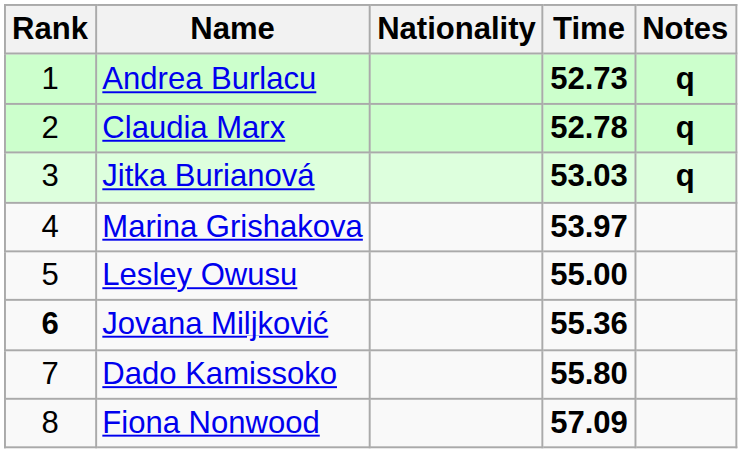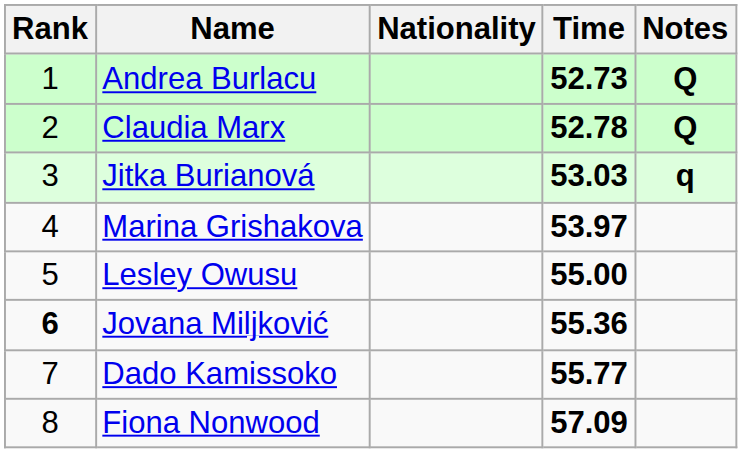(685, 78) q -> (685, 78) Q
(685, 127) q -> (685, 127) Q
(589, 373) 55.80 -> (589, 373) 55.77
